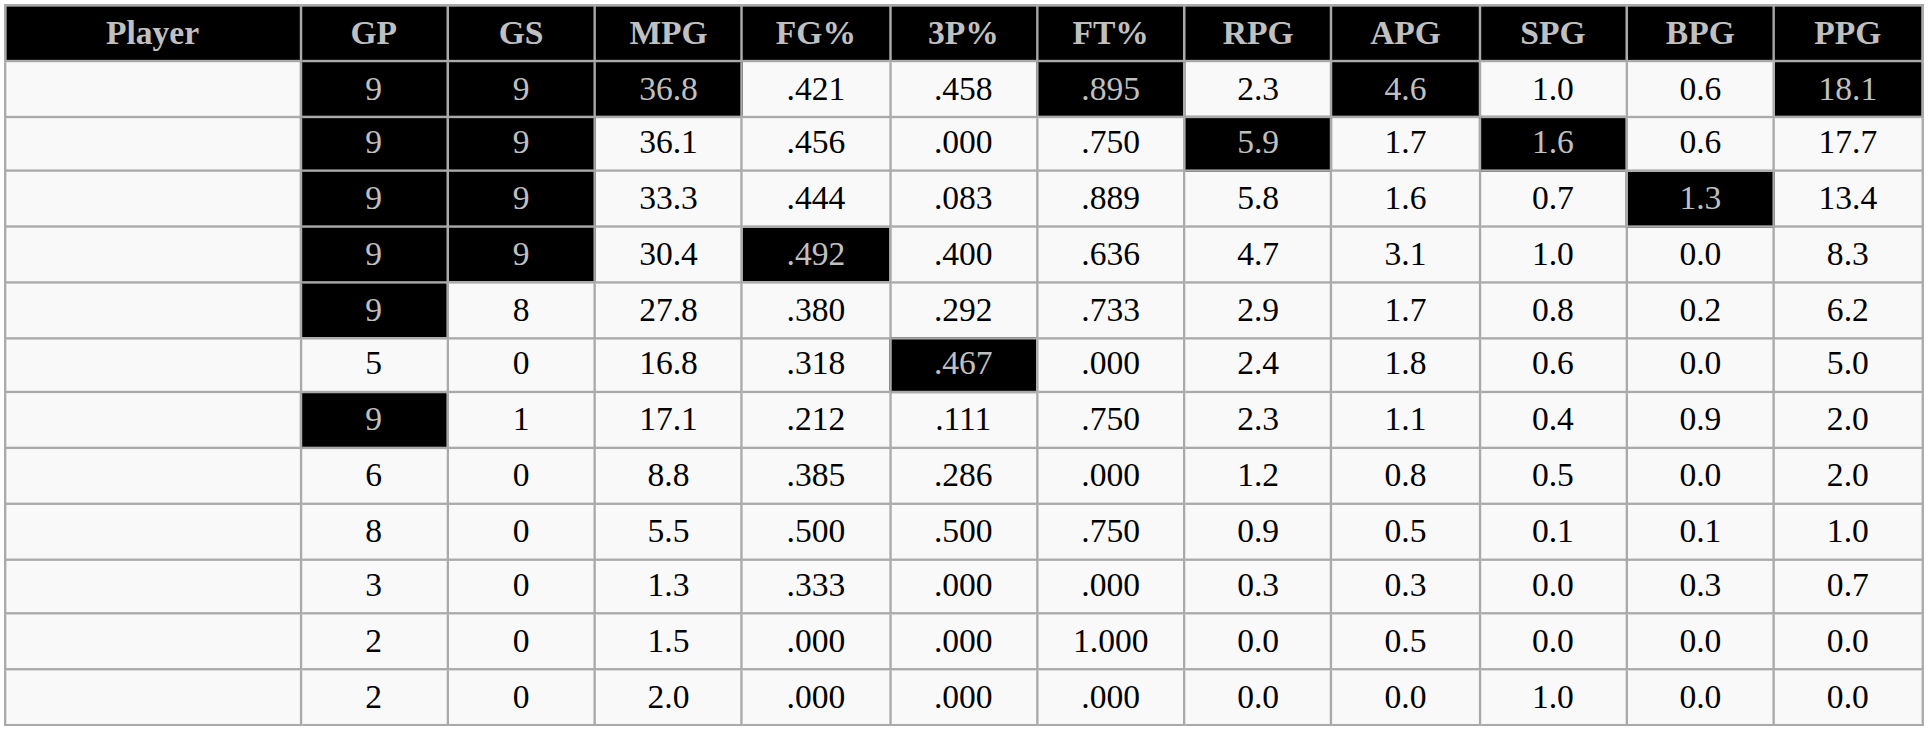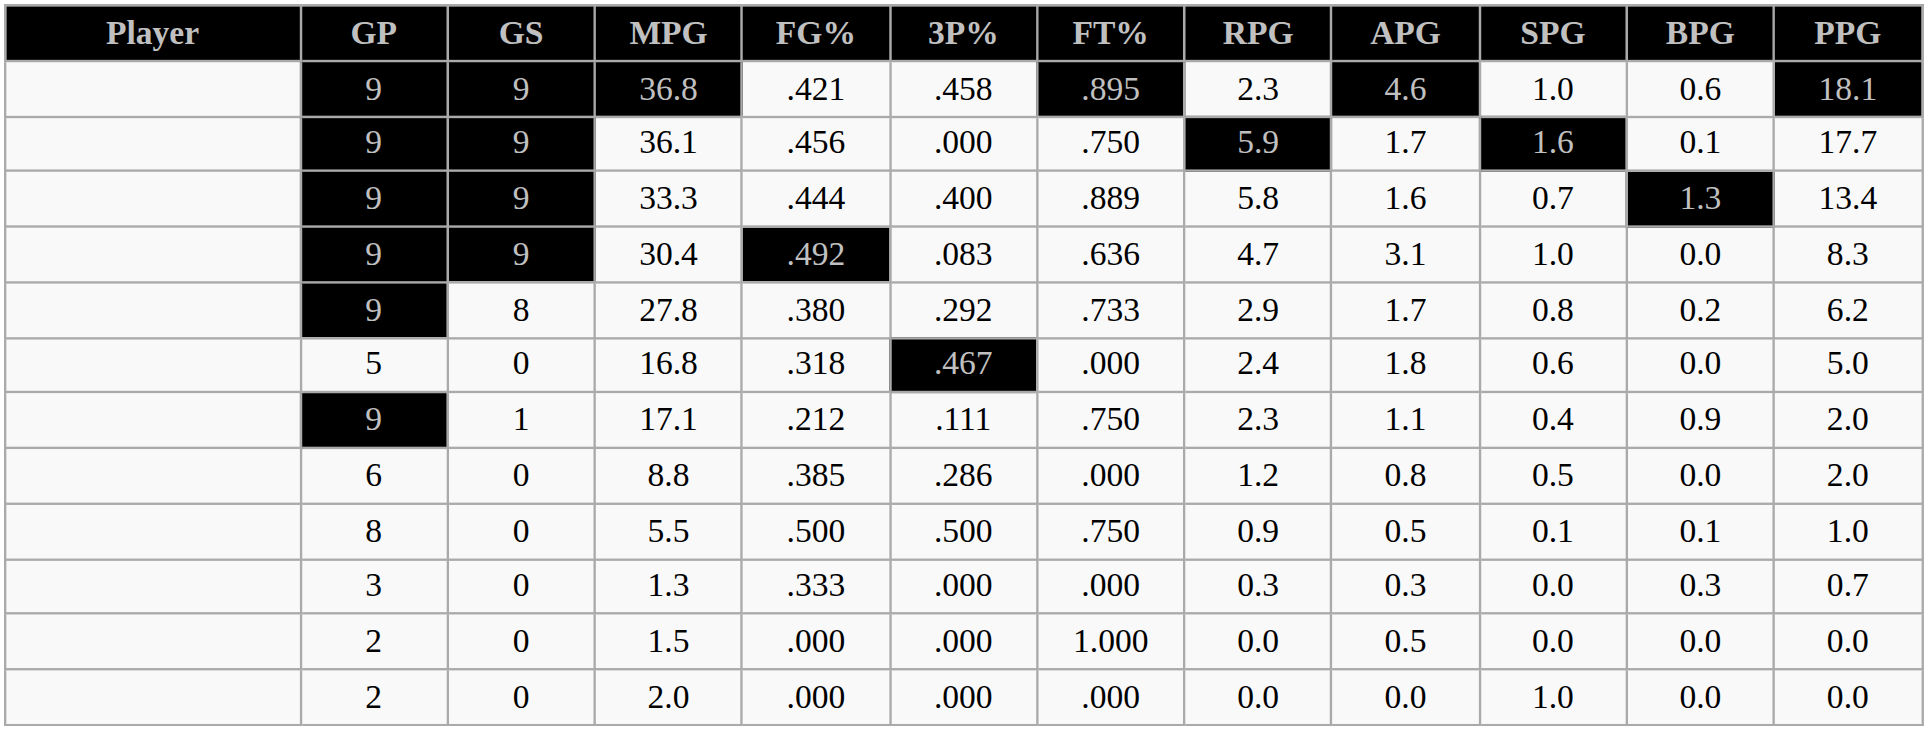(1700, 143) 0.6 -> (1700, 143) 0.1
(963, 198) .083 -> (963, 198) .400
(963, 253) .400 -> (963, 253) .083
